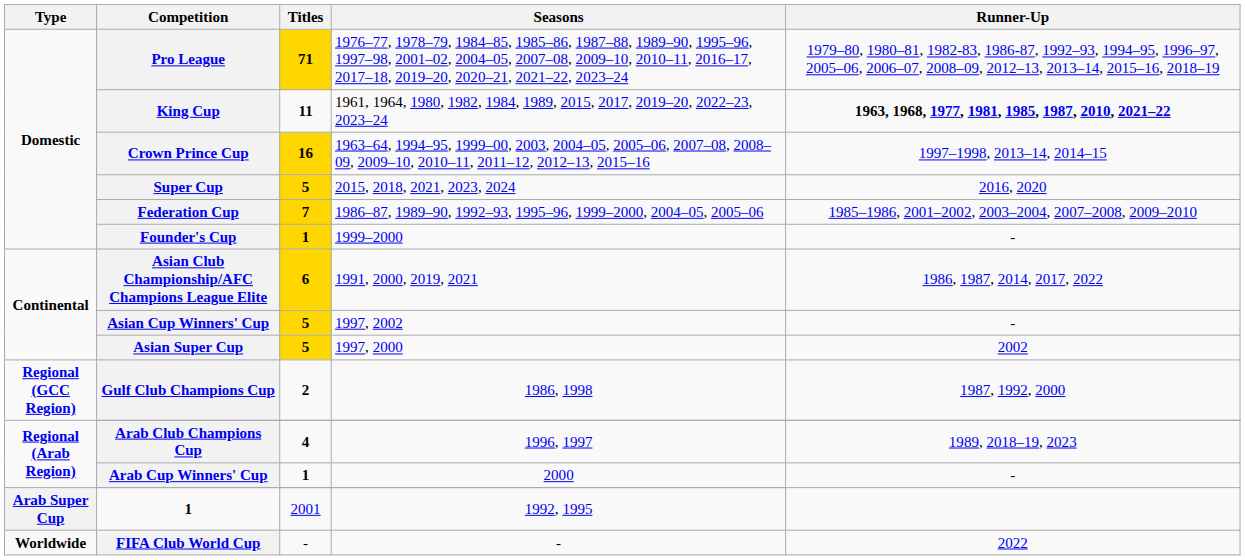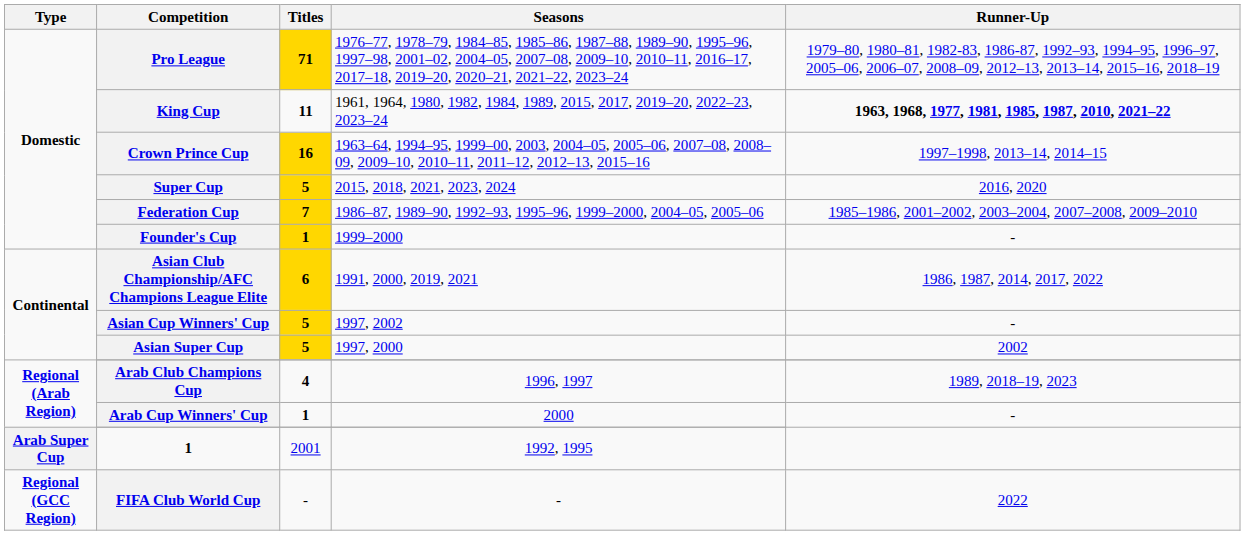- row: (188, 389)
(51, 542) Worldwide -> (51, 500) Regional (GCC Region)
